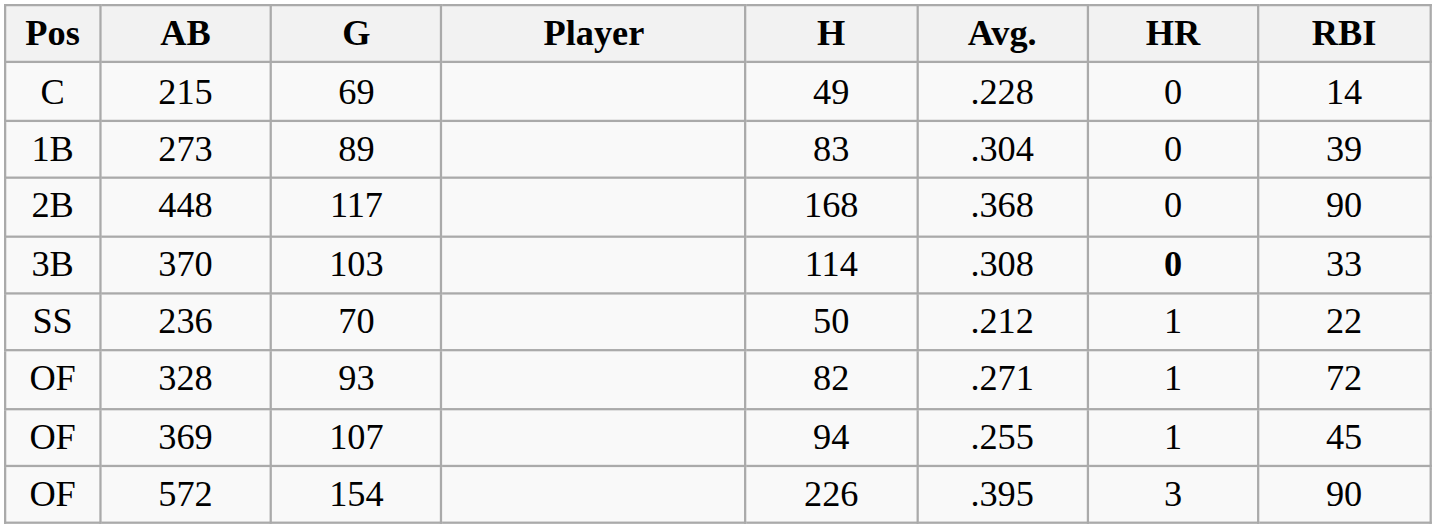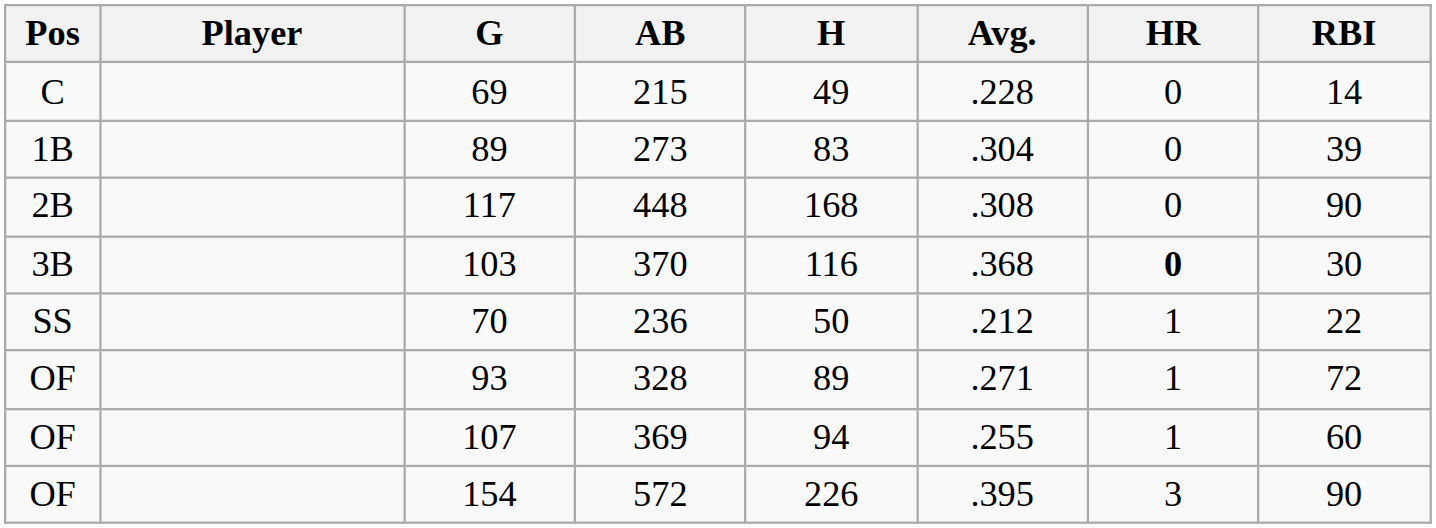columns swapped: (594, 33) <-> (186, 33)
(1002, 206) .368 -> (1002, 206) .308
(831, 263) 114 -> (831, 263) 116
(1002, 263) .308 -> (1002, 263) .368
(1344, 263) 33 -> (1344, 263) 30
(831, 378) 82 -> (831, 378) 89
(1344, 436) 45 -> (1344, 436) 60
